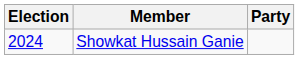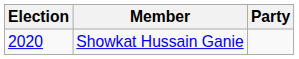(26, 41) 2024 -> (26, 41) 2020
